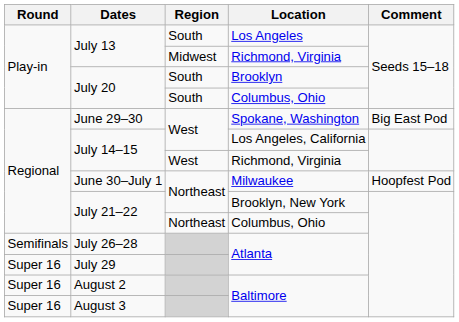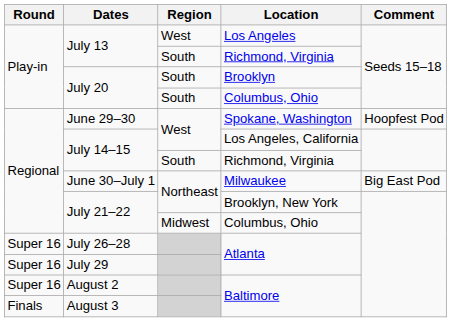(185, 35) South -> (176, 35) West
(192, 56) Midwest -> (178, 56) South
(409, 118) Big East Pod -> (404, 118) Hoopfest Pod
(183, 160) West -> (178, 160) South
(411, 181) Hoopfest Pod -> (402, 181) Big East Pod
(197, 222) Northeast -> (185, 222) Midwest
(38, 243) Semifinals -> (34, 243) Super 16
(34, 306) Super 16 -> (25, 306) Finals
